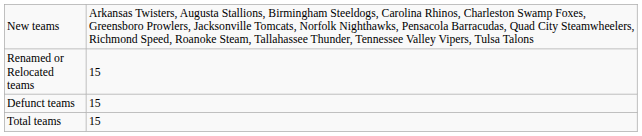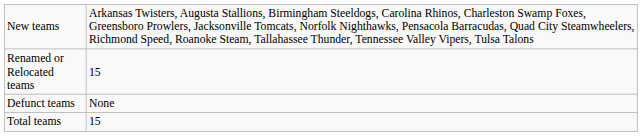(95, 103) 15 -> (102, 103) None
